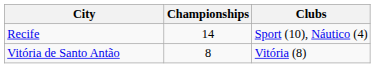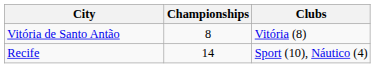rows swapped: (23, 33) <-> (63, 53)
